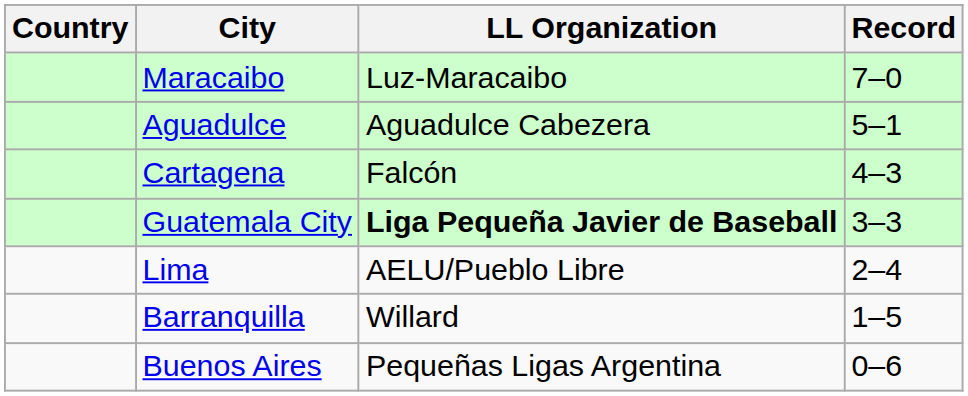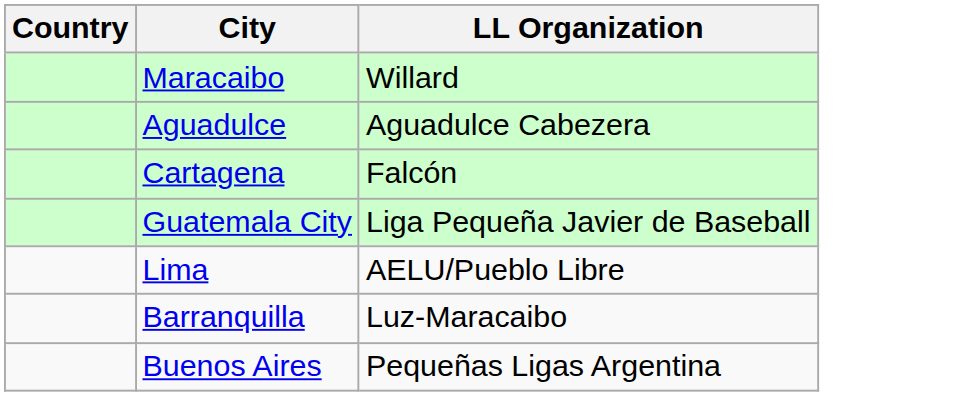- column: (904, 28)
(467, 76) Luz-Maracaibo -> (412, 76) Willard
(602, 221) bold -> (588, 221) normal
(412, 317) Willard -> (467, 317) Luz-Maracaibo
